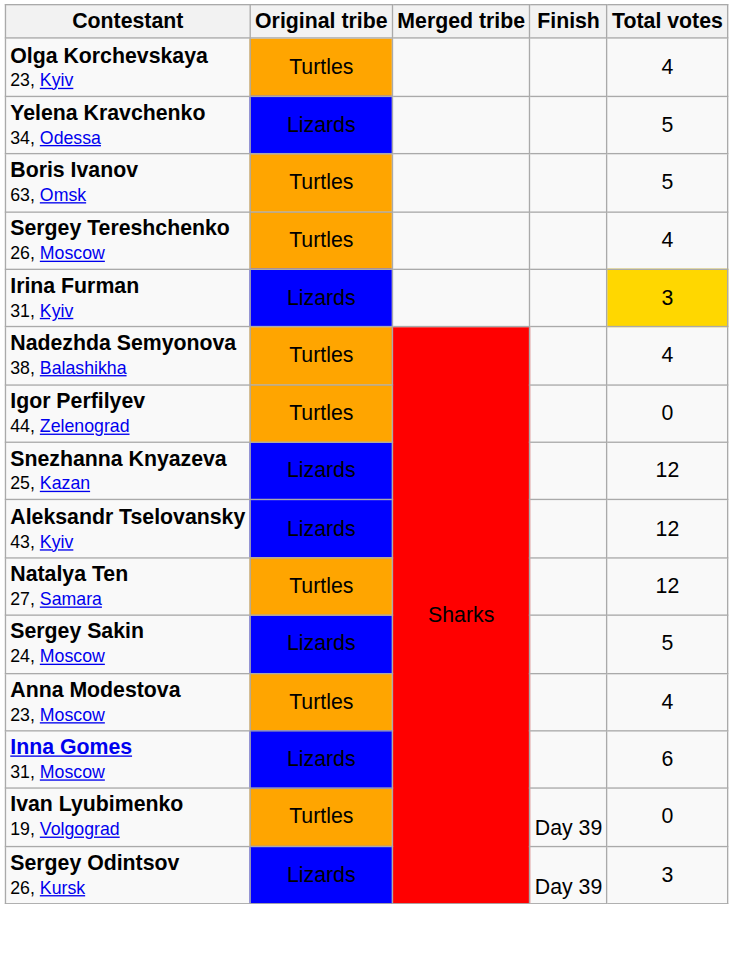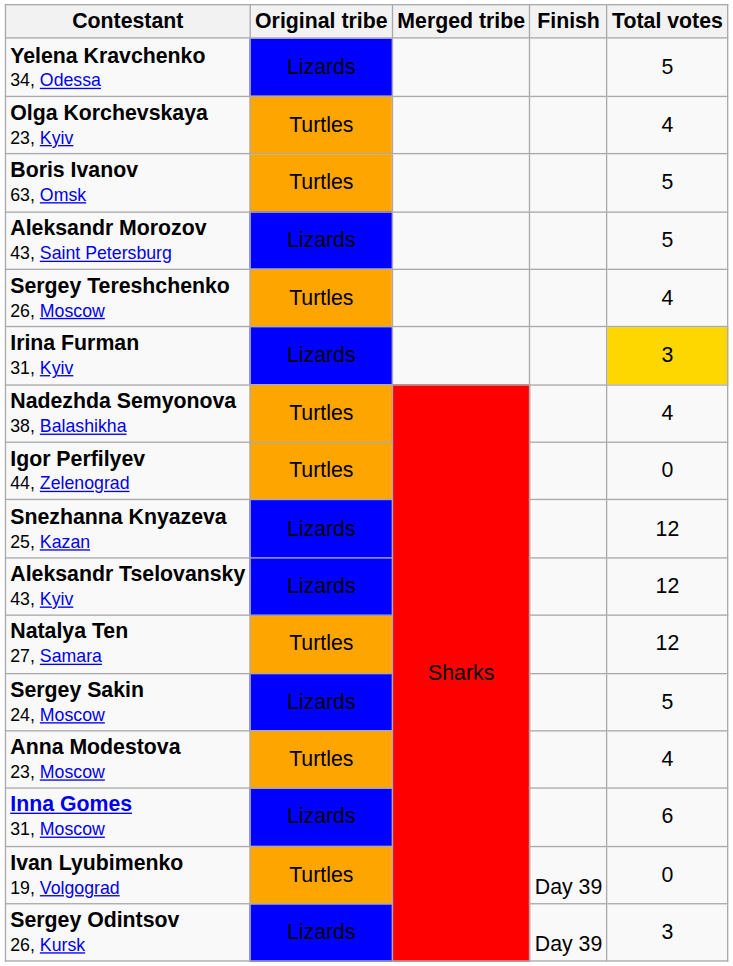rows swapped: (108, 124) <-> (109, 67)
+ row: (108, 240)
